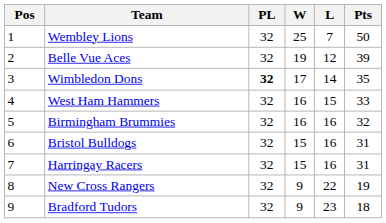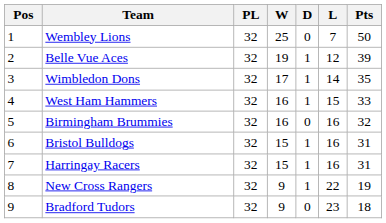+ column: (307, 15)
(267, 79) bold -> (251, 79) normal
